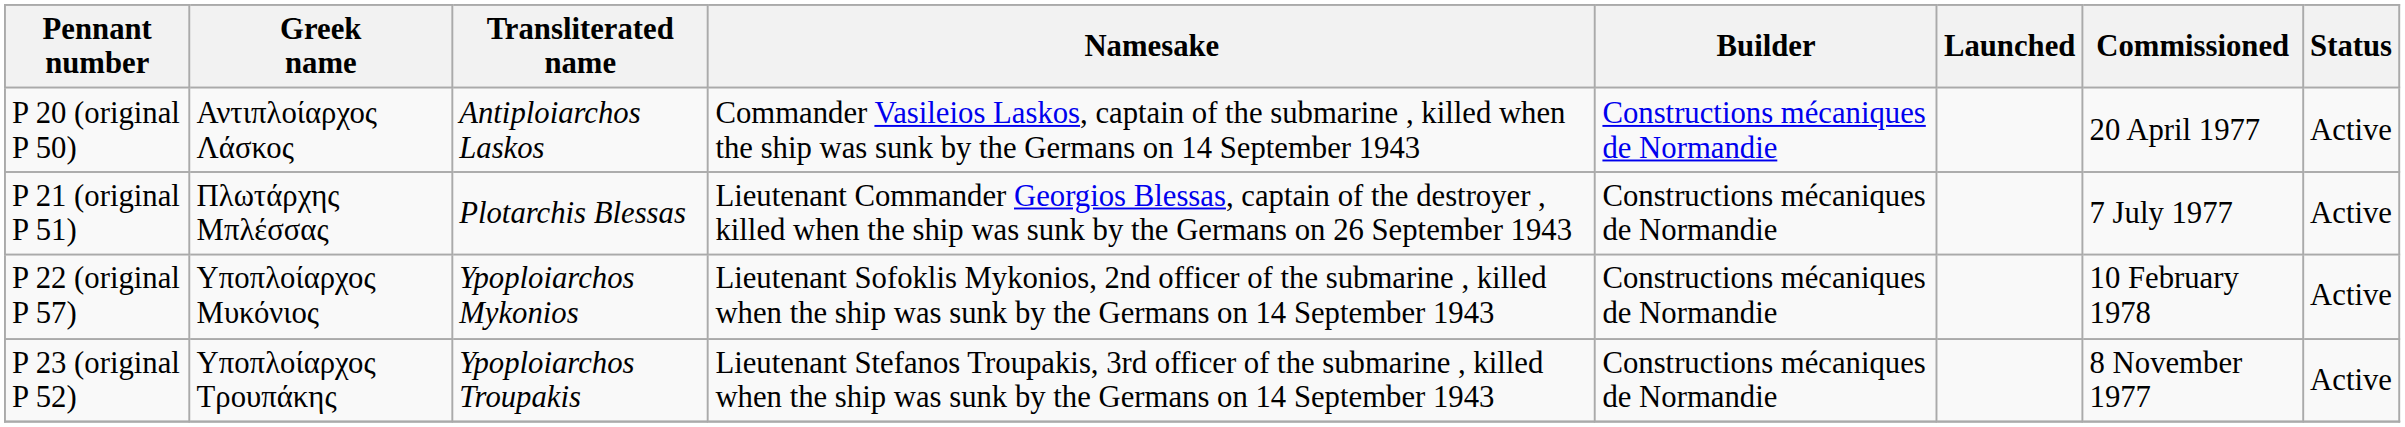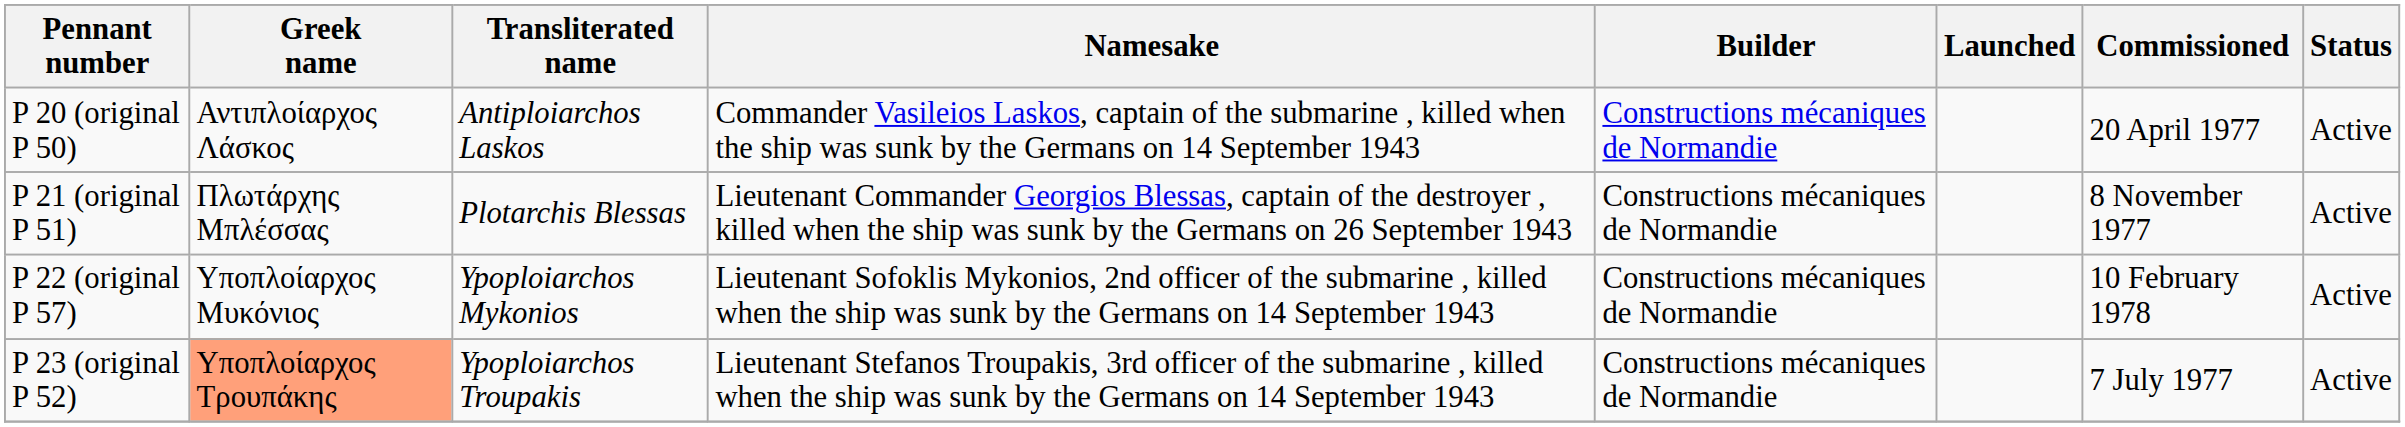(2161, 212) 7 July 1977 -> (2166, 212) 8 November 1977
(286, 379) no background -> (286, 379) lightsalmon background
(2166, 379) 8 November 1977 -> (2161, 379) 7 July 1977
